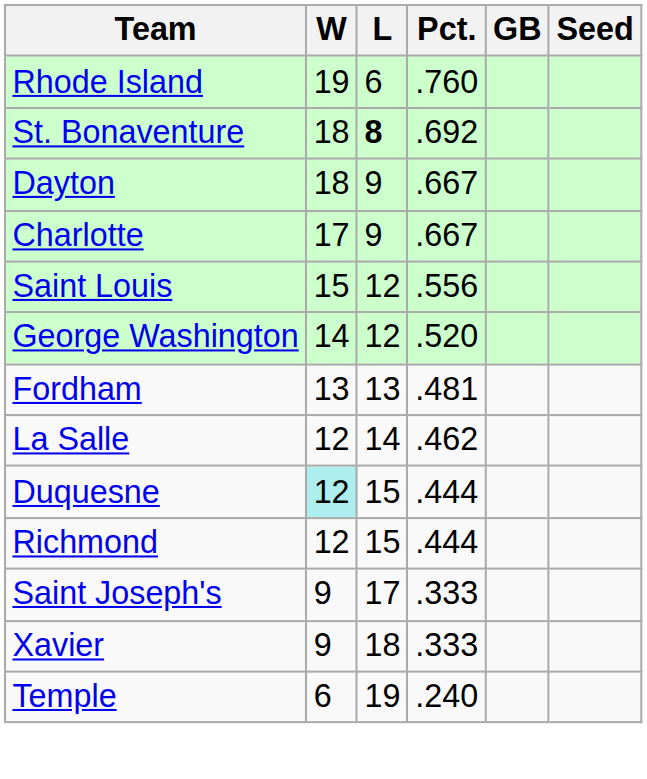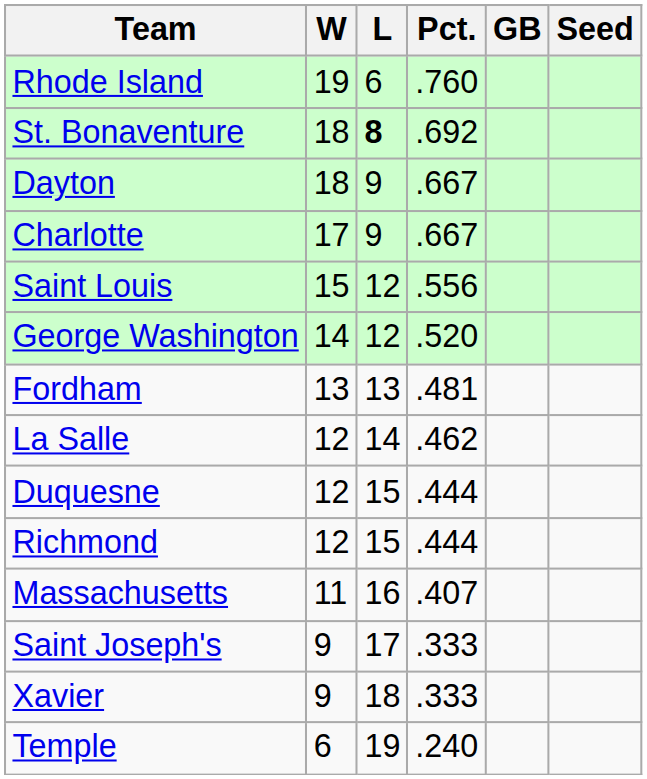(332, 491) paleturquoise background -> (332, 491) no background
+ row: (120, 593)
